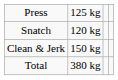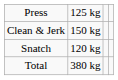rows swapped: (36, 30) <-> (36, 48)
